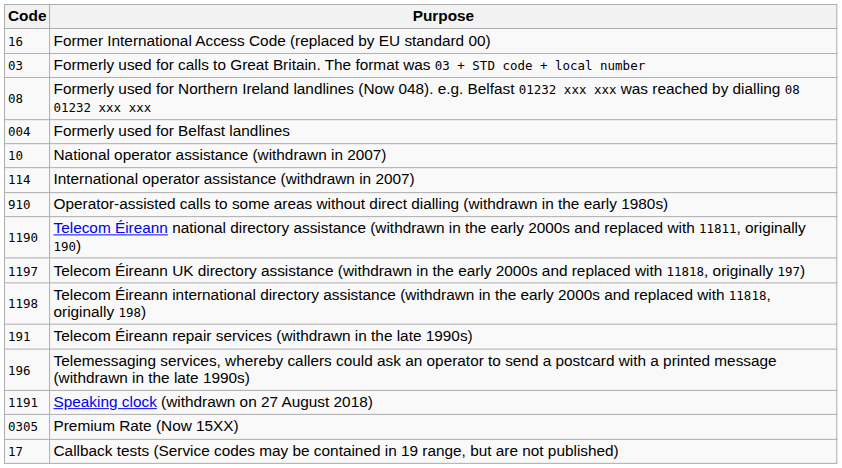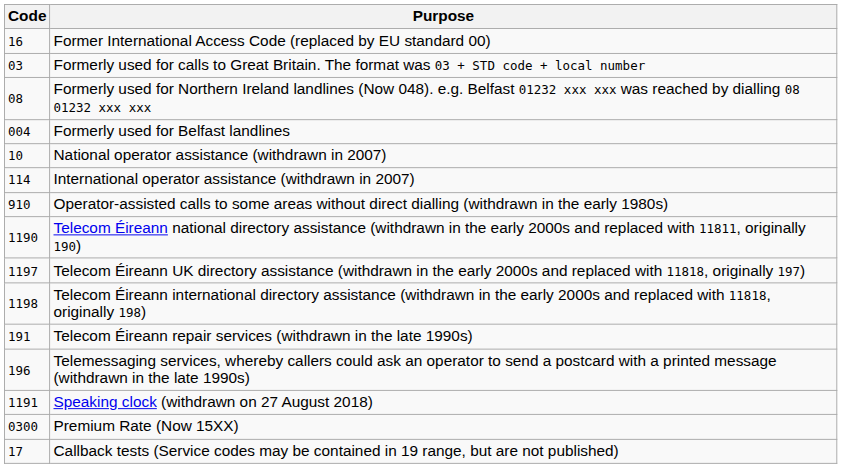(23, 427) 0305 -> (23, 427) 0300
